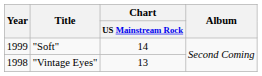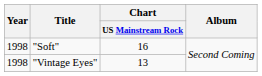(17, 46) 1999 -> (17, 46) 1998
(143, 46) 14 -> (143, 46) 16
